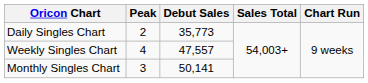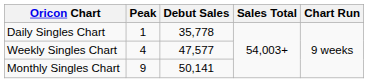(143, 31) 2 -> (143, 31) 1
(196, 31) 35,773 -> (196, 31) 35,778
(196, 50) 47,557 -> (196, 50) 47,577
(143, 68) 3 -> (143, 68) 9
